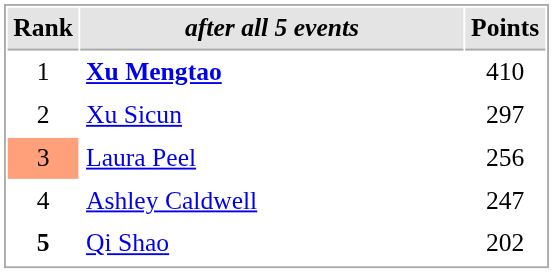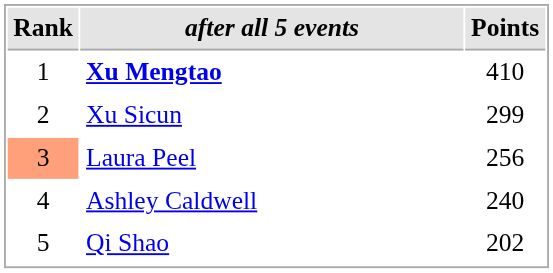(505, 115) 297 -> (505, 115) 299
(505, 200) 247 -> (505, 200) 240
(43, 243) bold -> (43, 243) normal
